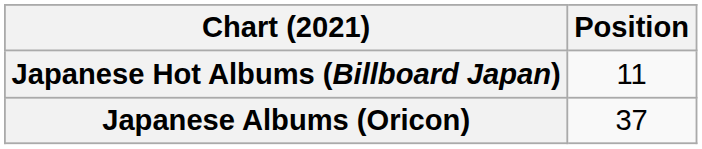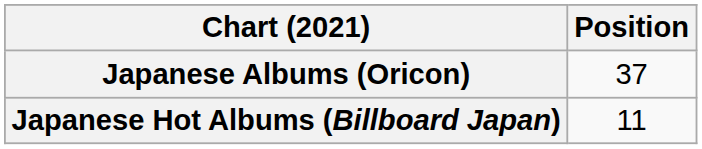rows swapped: (286, 73) <-> (286, 119)
